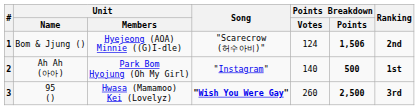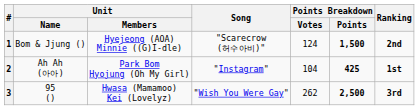(352, 44) 1,506 -> (352, 44) 1,500
(310, 69) 140 -> (310, 69) 104
(352, 69) 500 -> (352, 69) 425
(241, 93) bold -> (241, 93) normal
(310, 93) 260 -> (310, 93) 262
